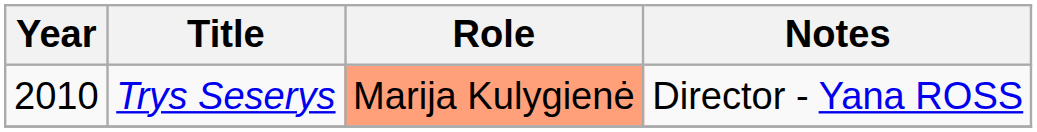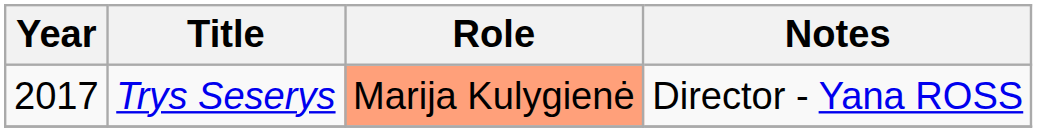(56, 95) 2010 -> (56, 95) 2017
